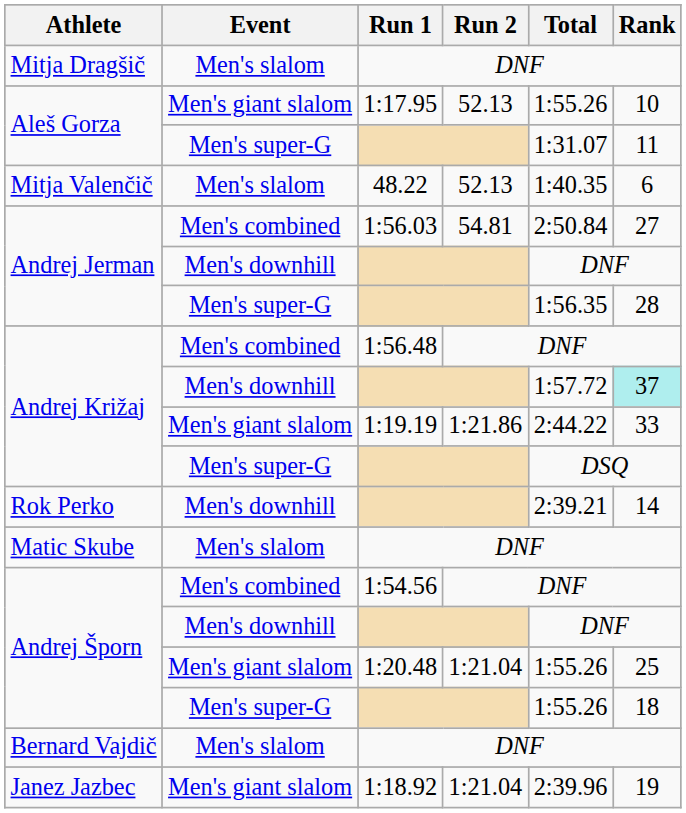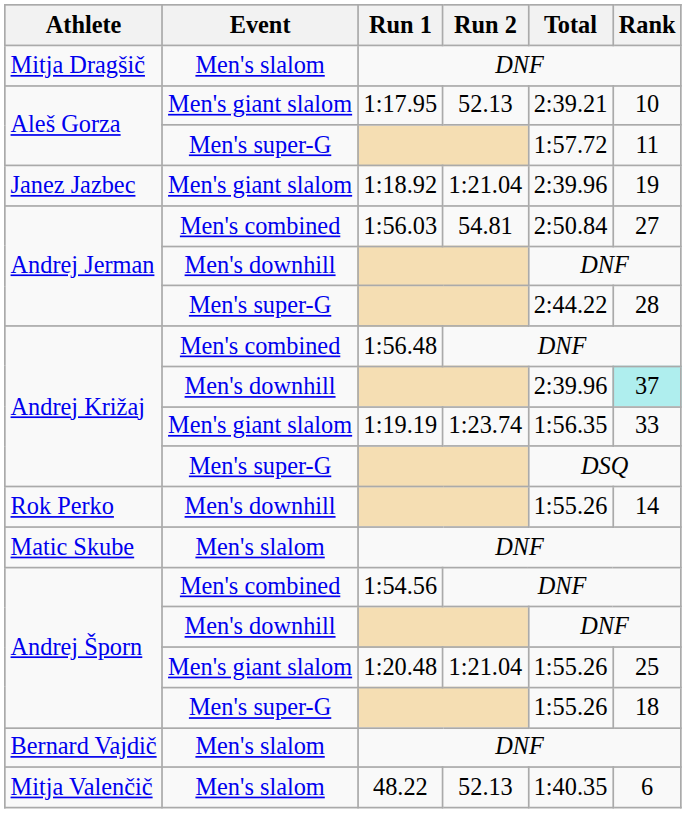(570, 105) 1:55.26 -> (570, 105) 2:39.21
(570, 145) 1:31.07 -> (570, 145) 1:57.72
rows swapped: (73, 787) <-> (82, 185)
(570, 305) 1:56.35 -> (570, 305) 2:44.22
(570, 386) 1:57.72 -> (570, 386) 2:39.96
(485, 426) 1:21.86 -> (485, 426) 1:23.74
(570, 426) 2:44.22 -> (570, 426) 1:56.35
(570, 506) 2:39.21 -> (570, 506) 1:55.26
